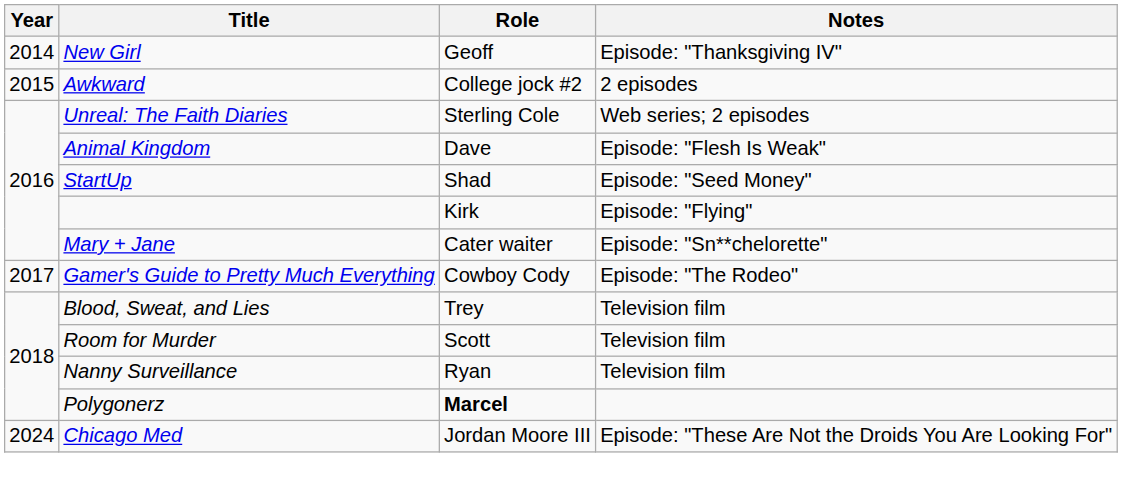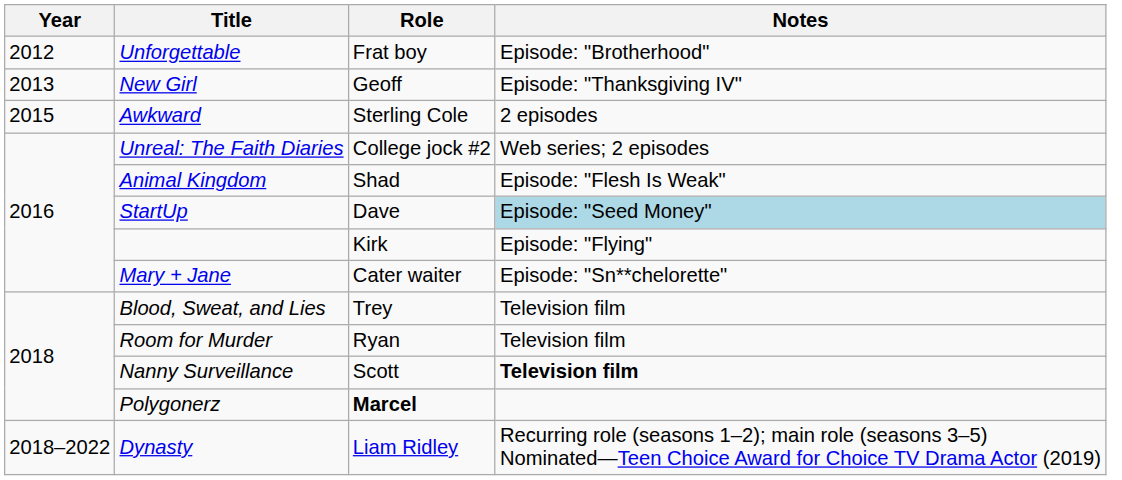+ row: (180, 52)
(32, 52) 2014 -> (32, 84) 2013
(513, 84) College jock #2 -> (411, 116) Sterling Cole
(502, 116) Sterling Cole -> (422, 148) College jock #2
(468, 148) Dave -> (376, 180) Shad
(468, 180) Shad -> (376, 212) Dave
(706, 180) no background -> (606, 212) lightblue background
- row: (249, 276)
(467, 340) Scott -> (376, 340) Ryan
(468, 372) Ryan -> (376, 372) Scott
(663, 372) normal -> (569, 372) bold
+ row: (156, 447)
- row: (123, 436)
